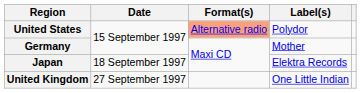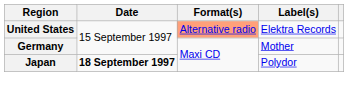(290, 29) Polydor -> (298, 29) Elektra Records
(140, 63) normal -> (127, 63) bold
(310, 63) Elektra Records -> (279, 63) Polydor
- row: (48, 79)
